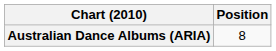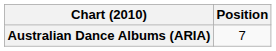(242, 35) 8 -> (242, 35) 7
